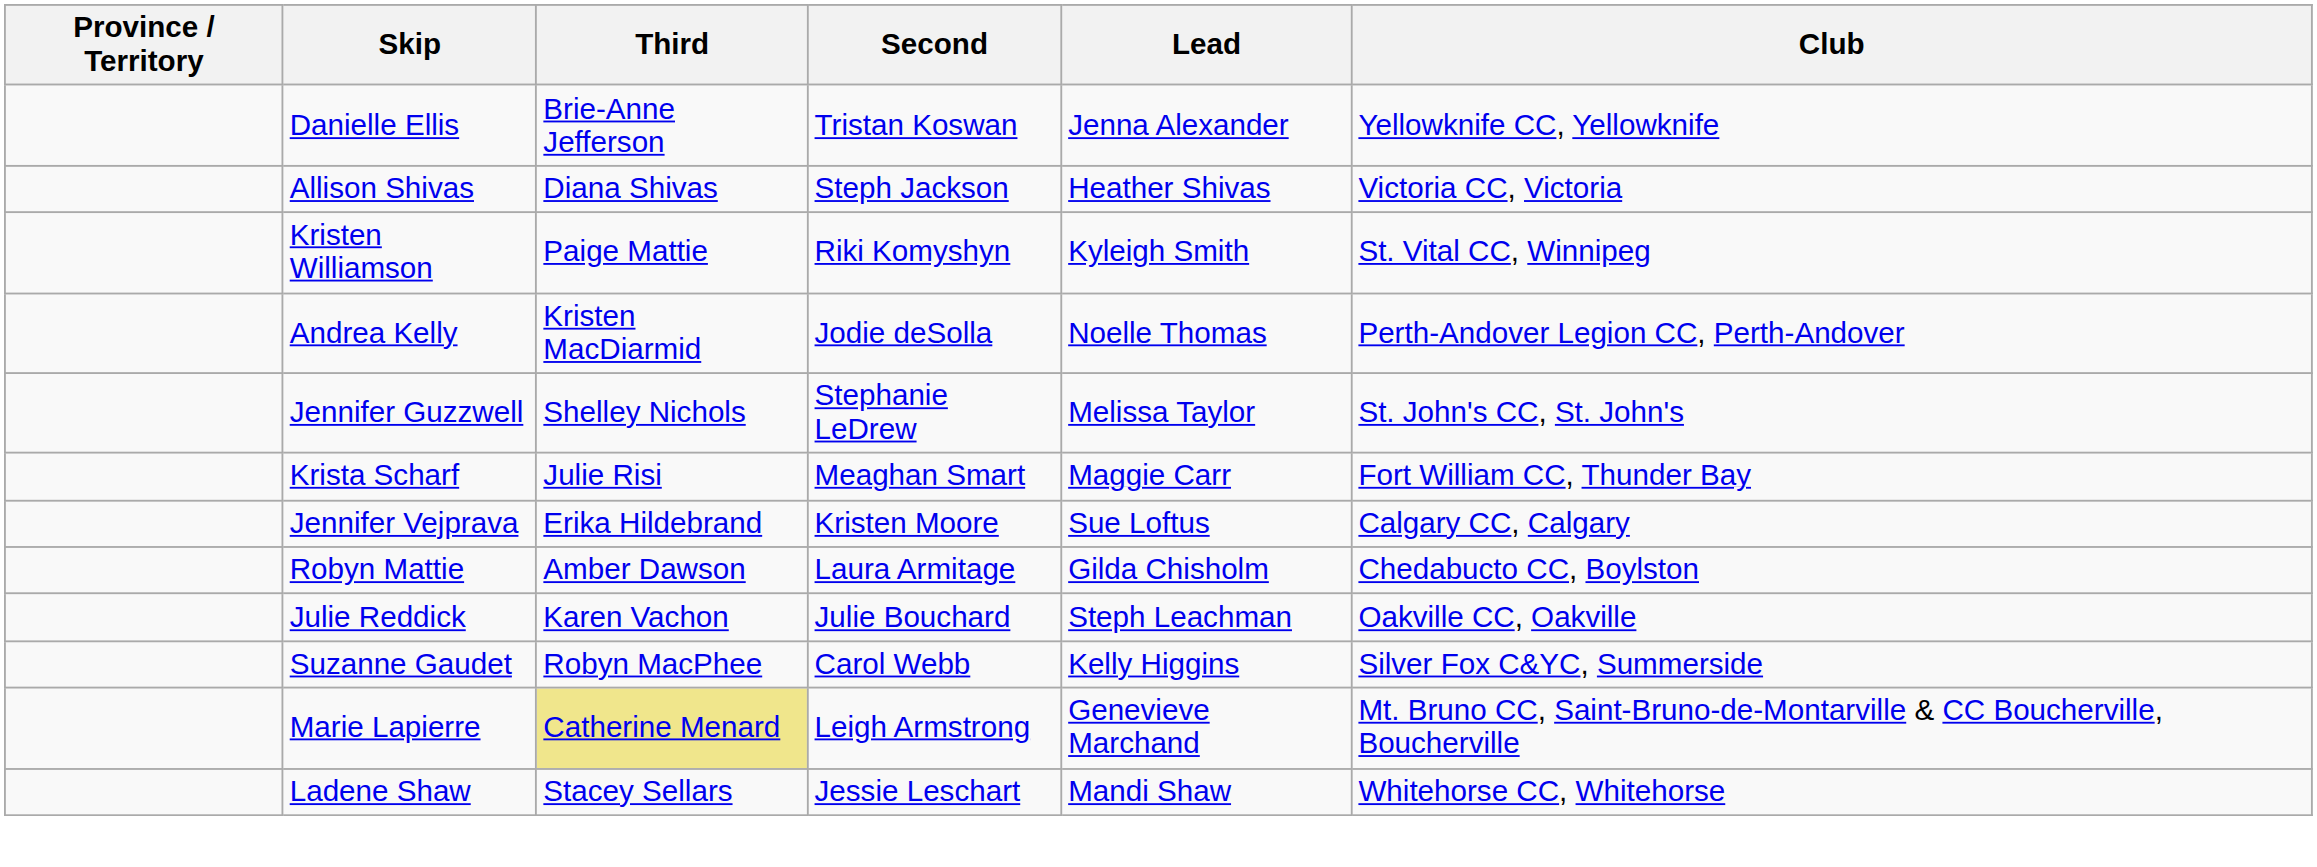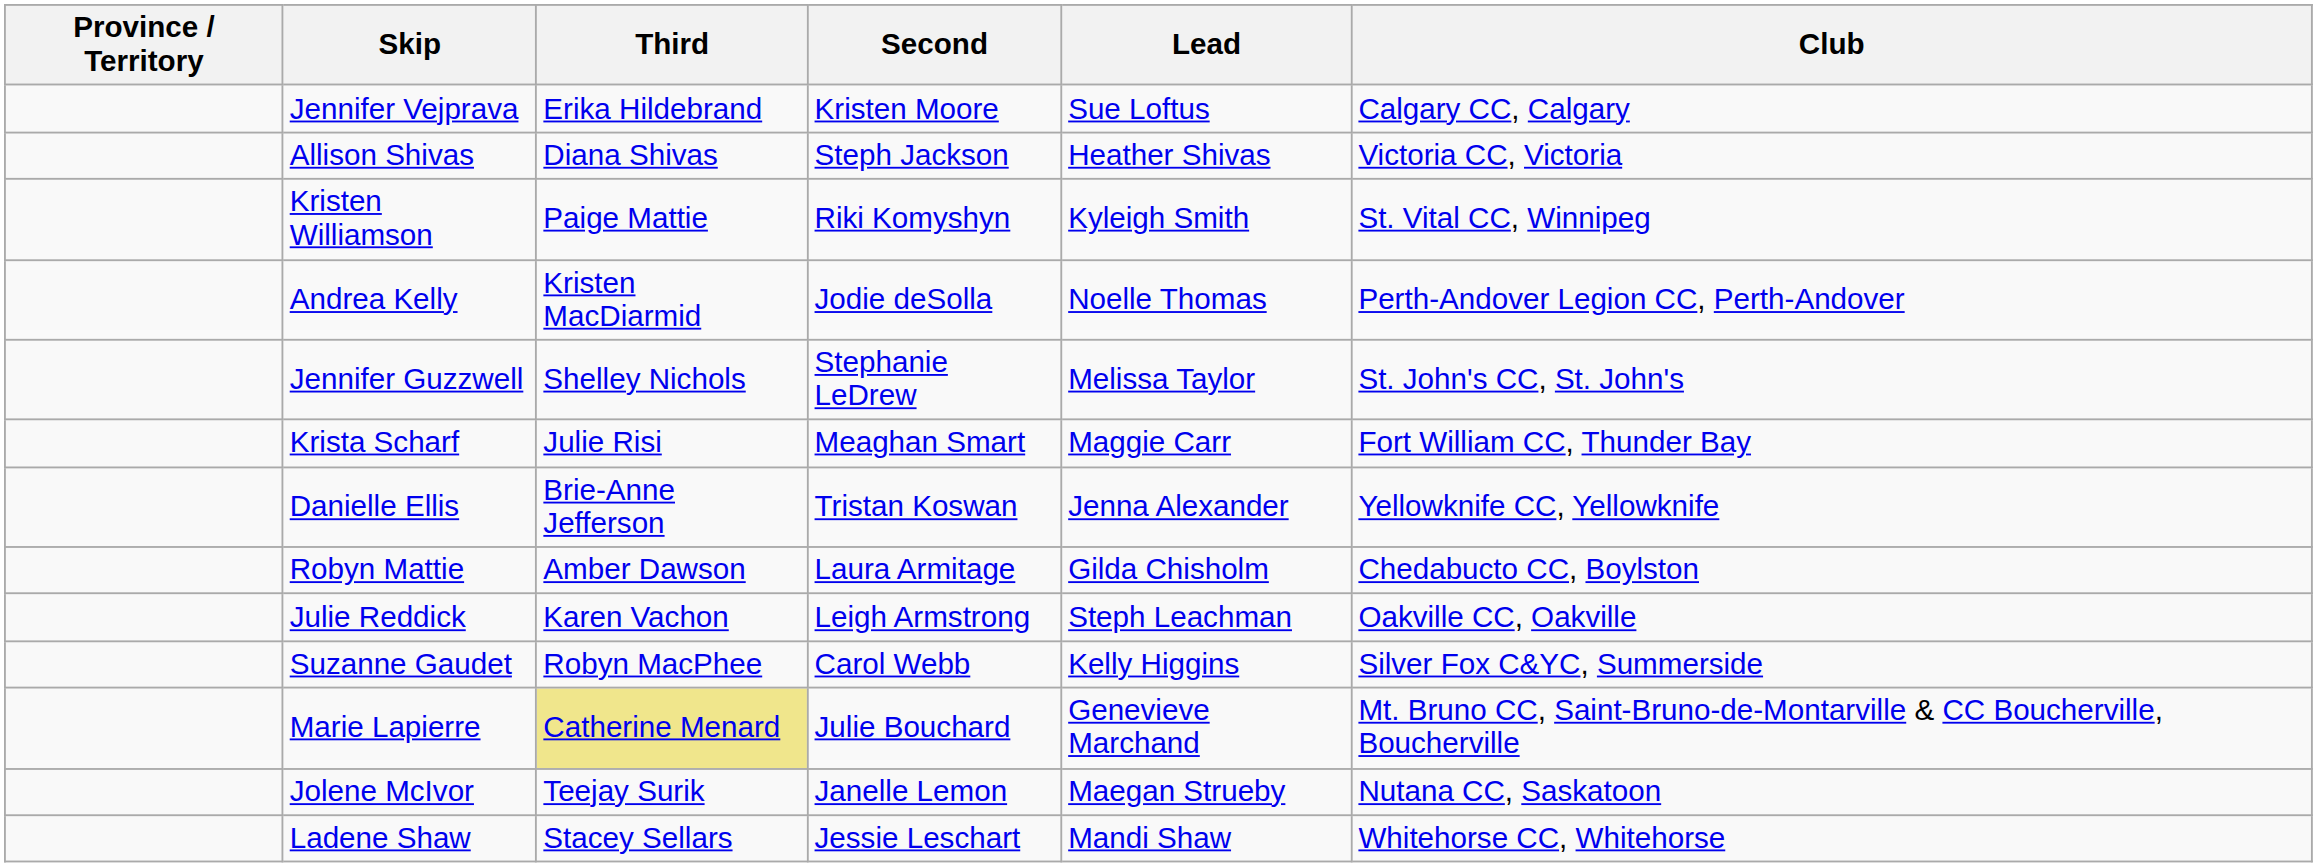rows swapped: (404, 523) <-> (374, 124)
(912, 616) Julie Bouchard -> (922, 616) Leigh Armstrong
(922, 727) Leigh Armstrong -> (912, 727) Julie Bouchard
+ row: (382, 791)
